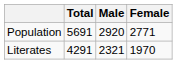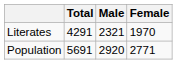rows swapped: (34, 31) <-> (29, 50)
